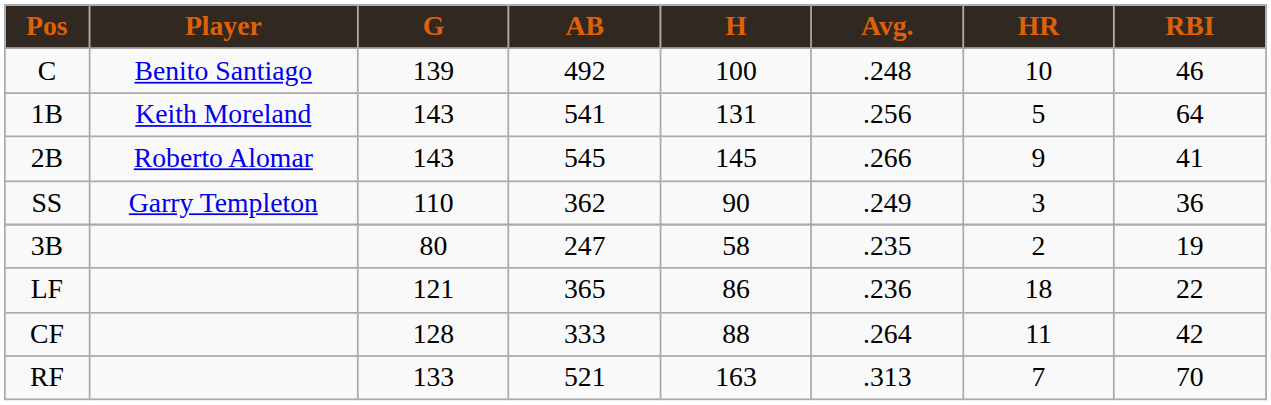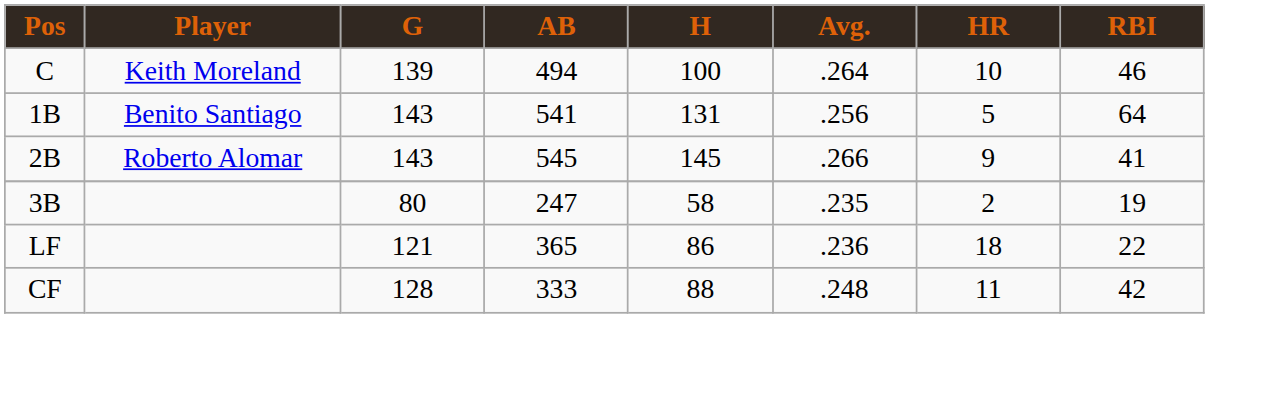(223, 70) Benito Santiago -> (213, 70) Keith Moreland
(585, 70) 492 -> (556, 70) 494
(887, 70) .248 -> (844, 70) .264
(223, 114) Keith Moreland -> (213, 114) Benito Santiago
- row: (47, 202)
(887, 333) .264 -> (844, 289) .248
- row: (47, 377)
